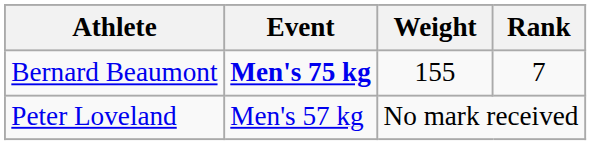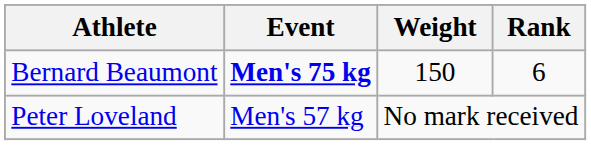(435, 72) 155 -> (435, 72) 150
(539, 72) 7 -> (539, 72) 6
